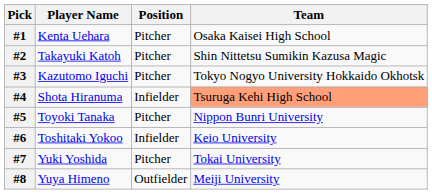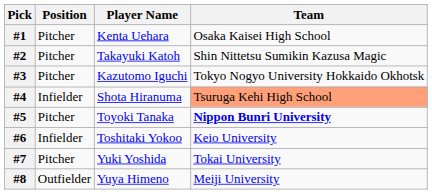columns swapped: (83, 14) <-> (161, 14)
(258, 117) normal -> (262, 117) bold
